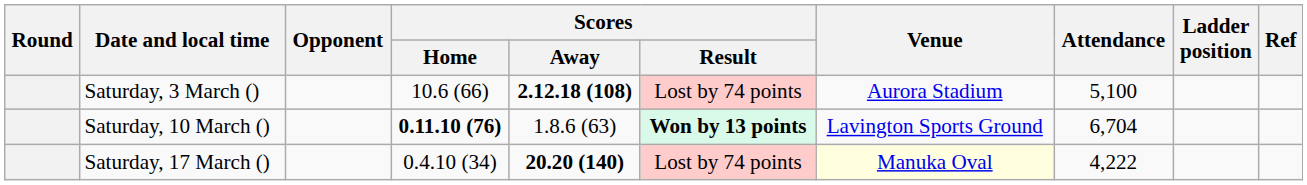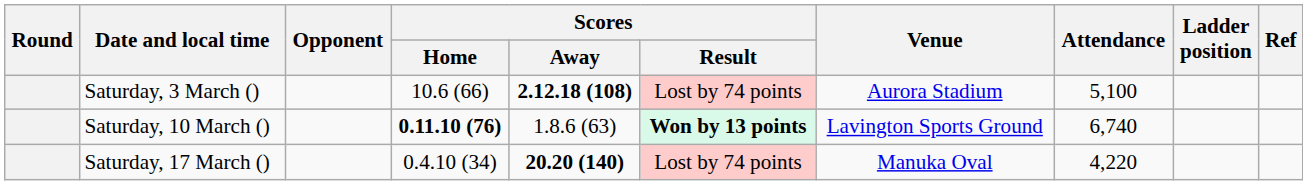(1113, 127) 6,704 -> (1113, 127) 6,740
(935, 161) lightyellow background -> (935, 161) no background
(1113, 161) 4,222 -> (1113, 161) 4,220
